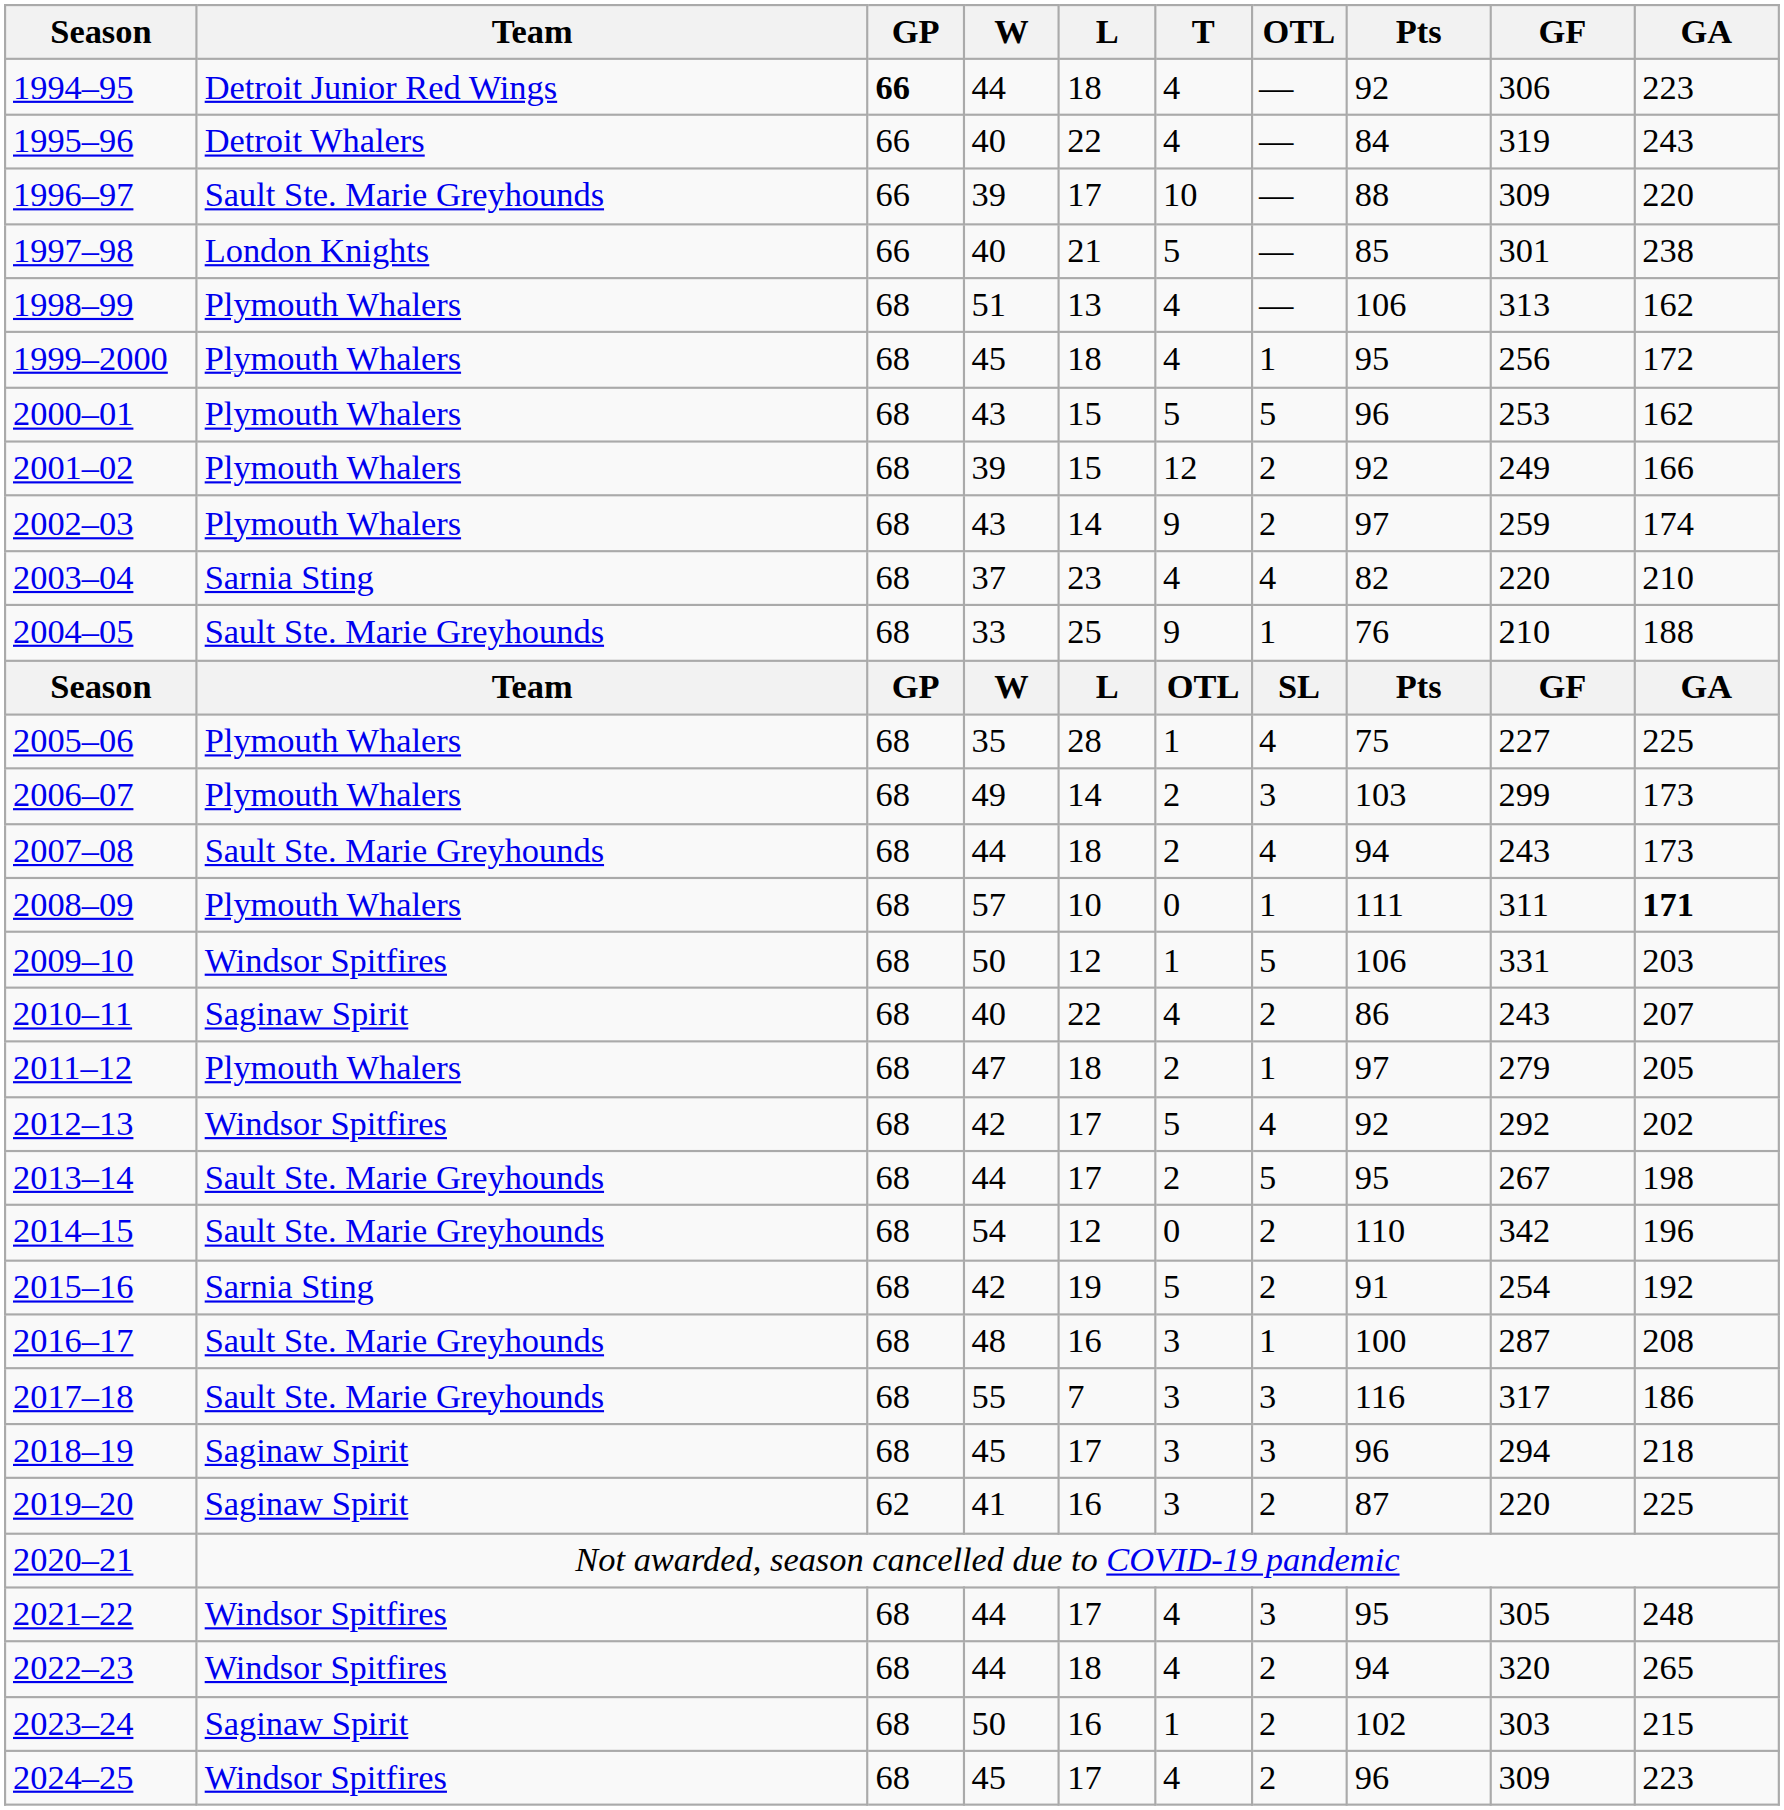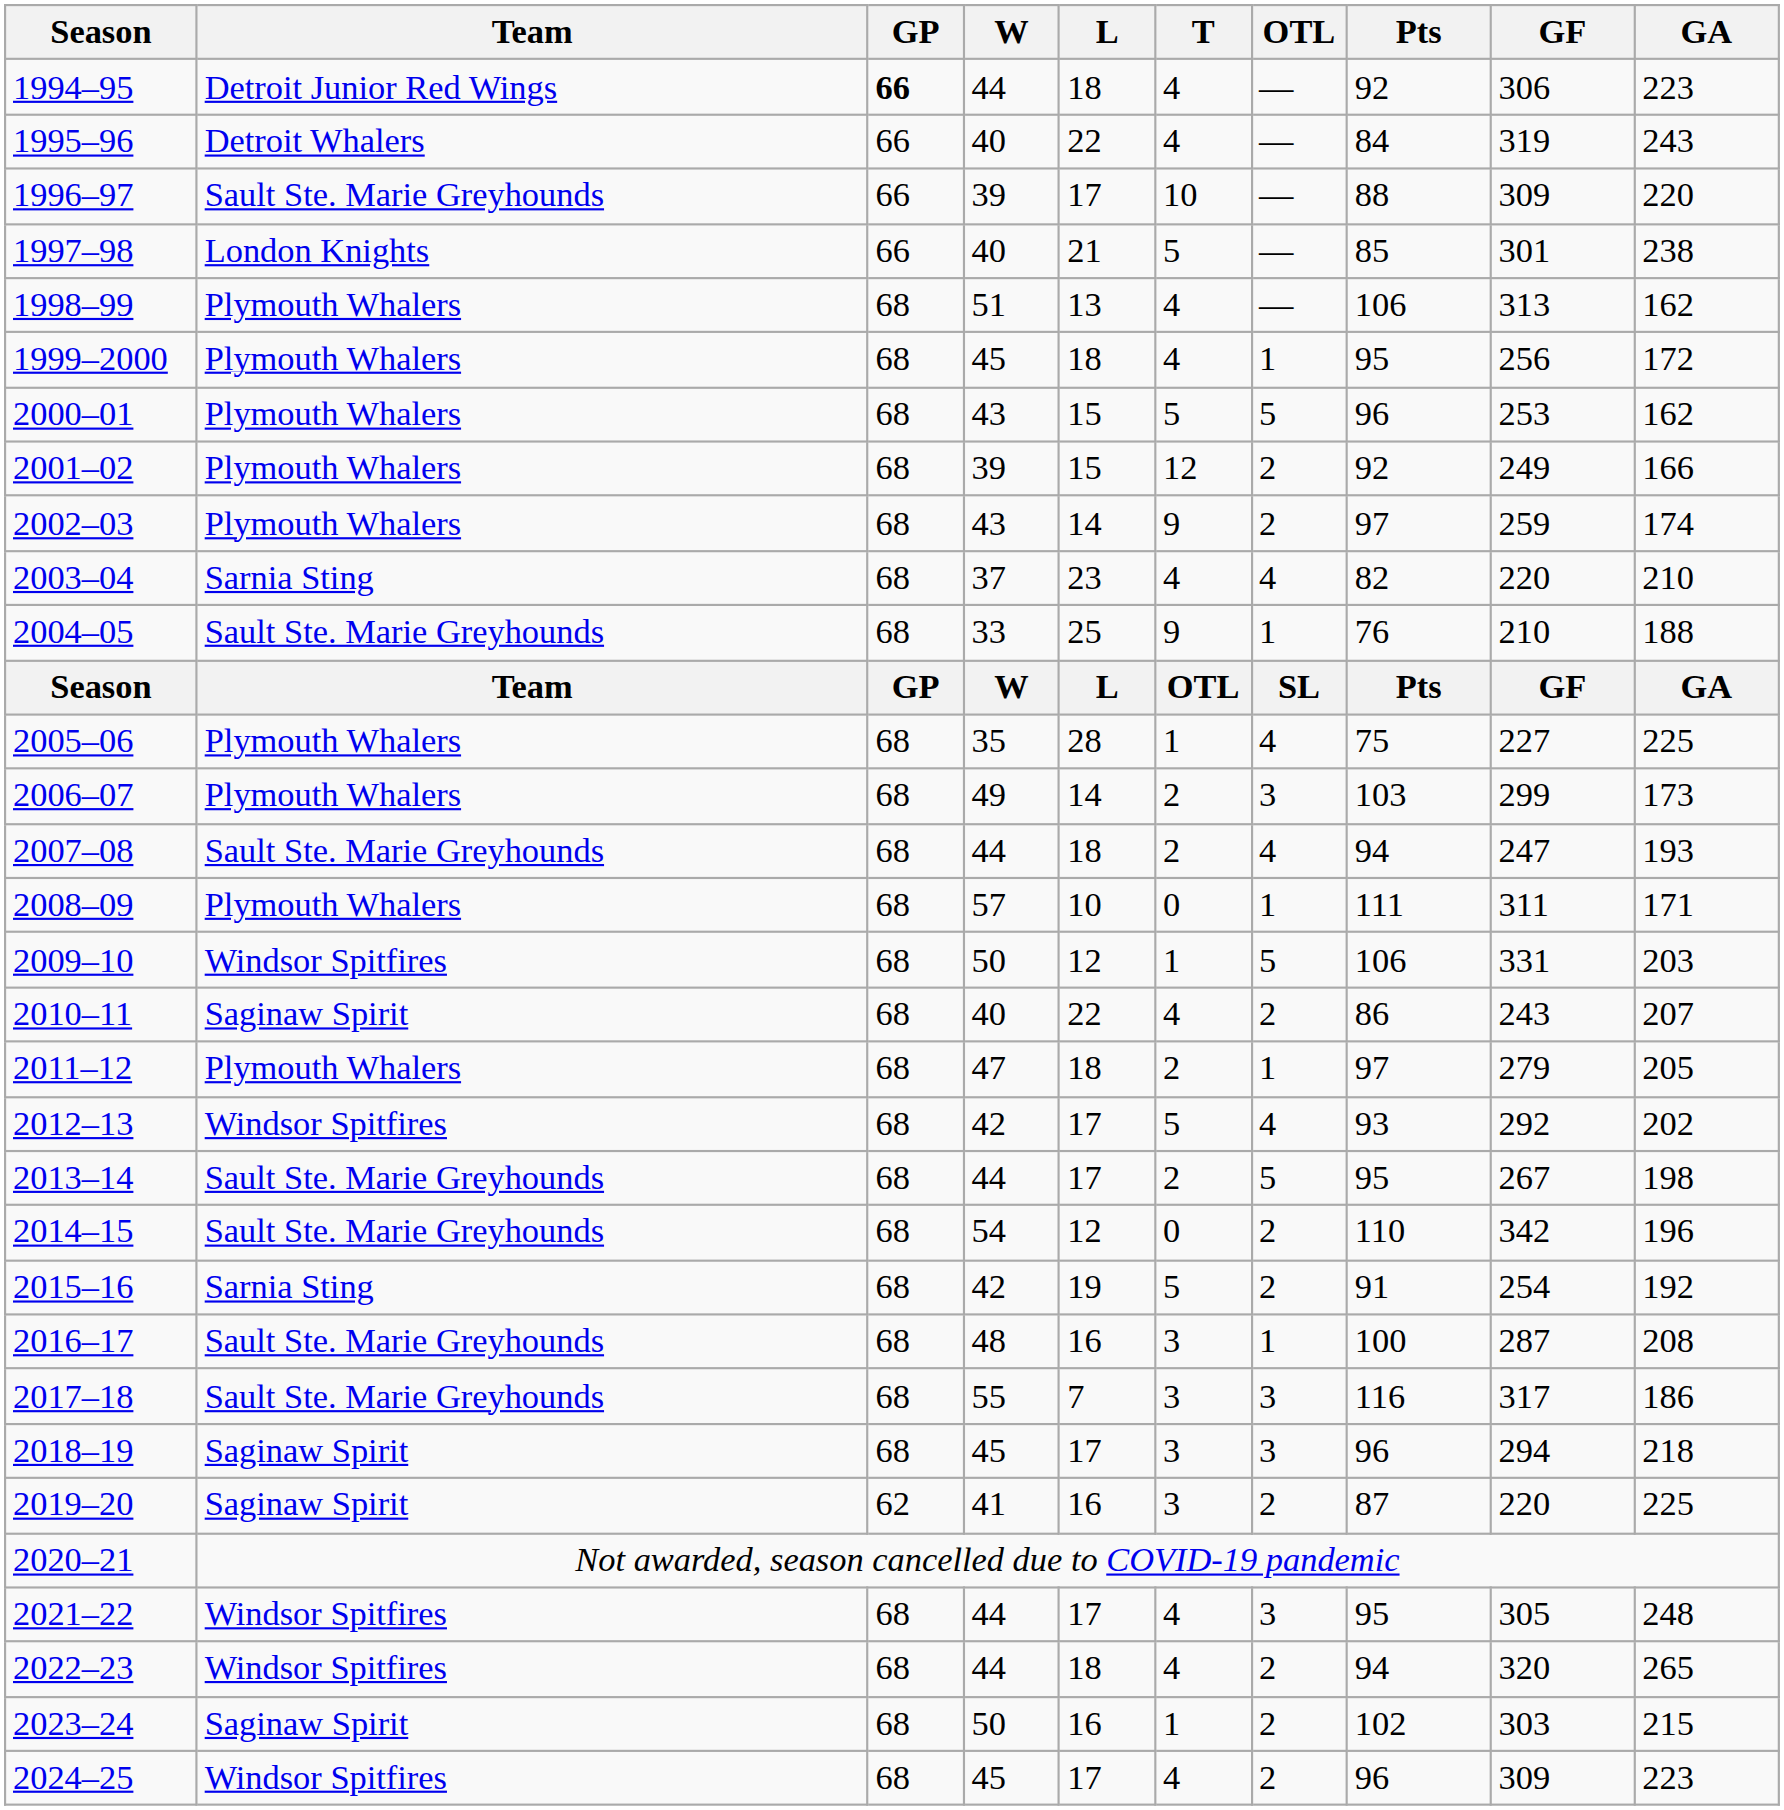(1524, 850) 243 -> (1524, 850) 247
(1668, 850) 173 -> (1668, 850) 193
(1668, 904) bold -> (1668, 904) normal
(1372, 1122) 92 -> (1372, 1122) 93
